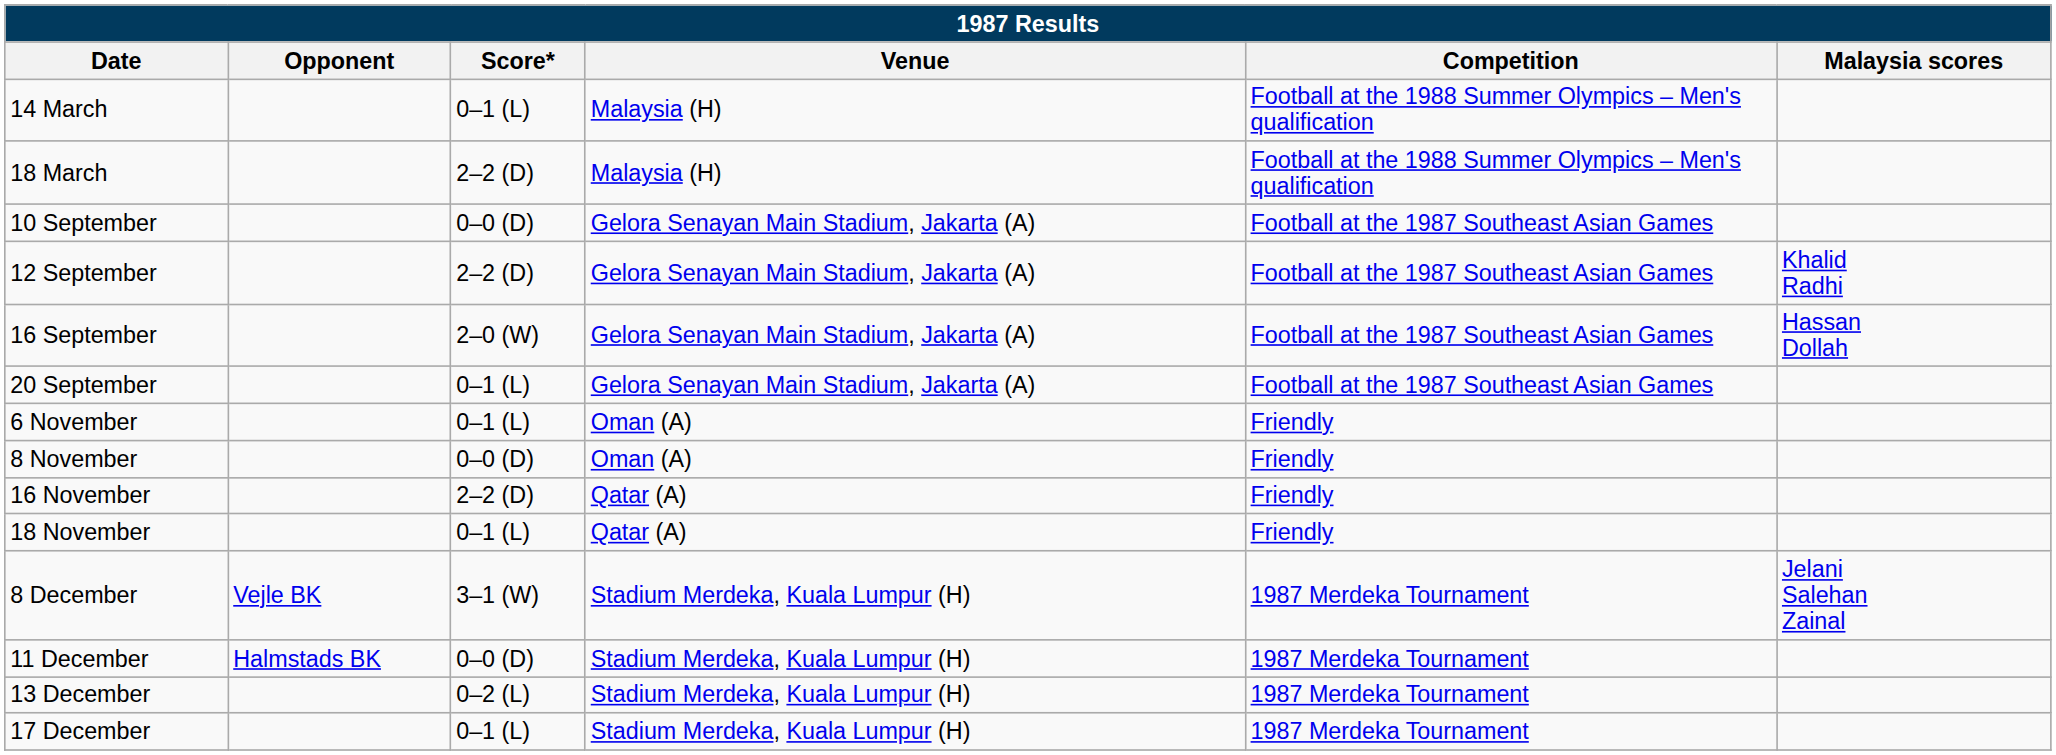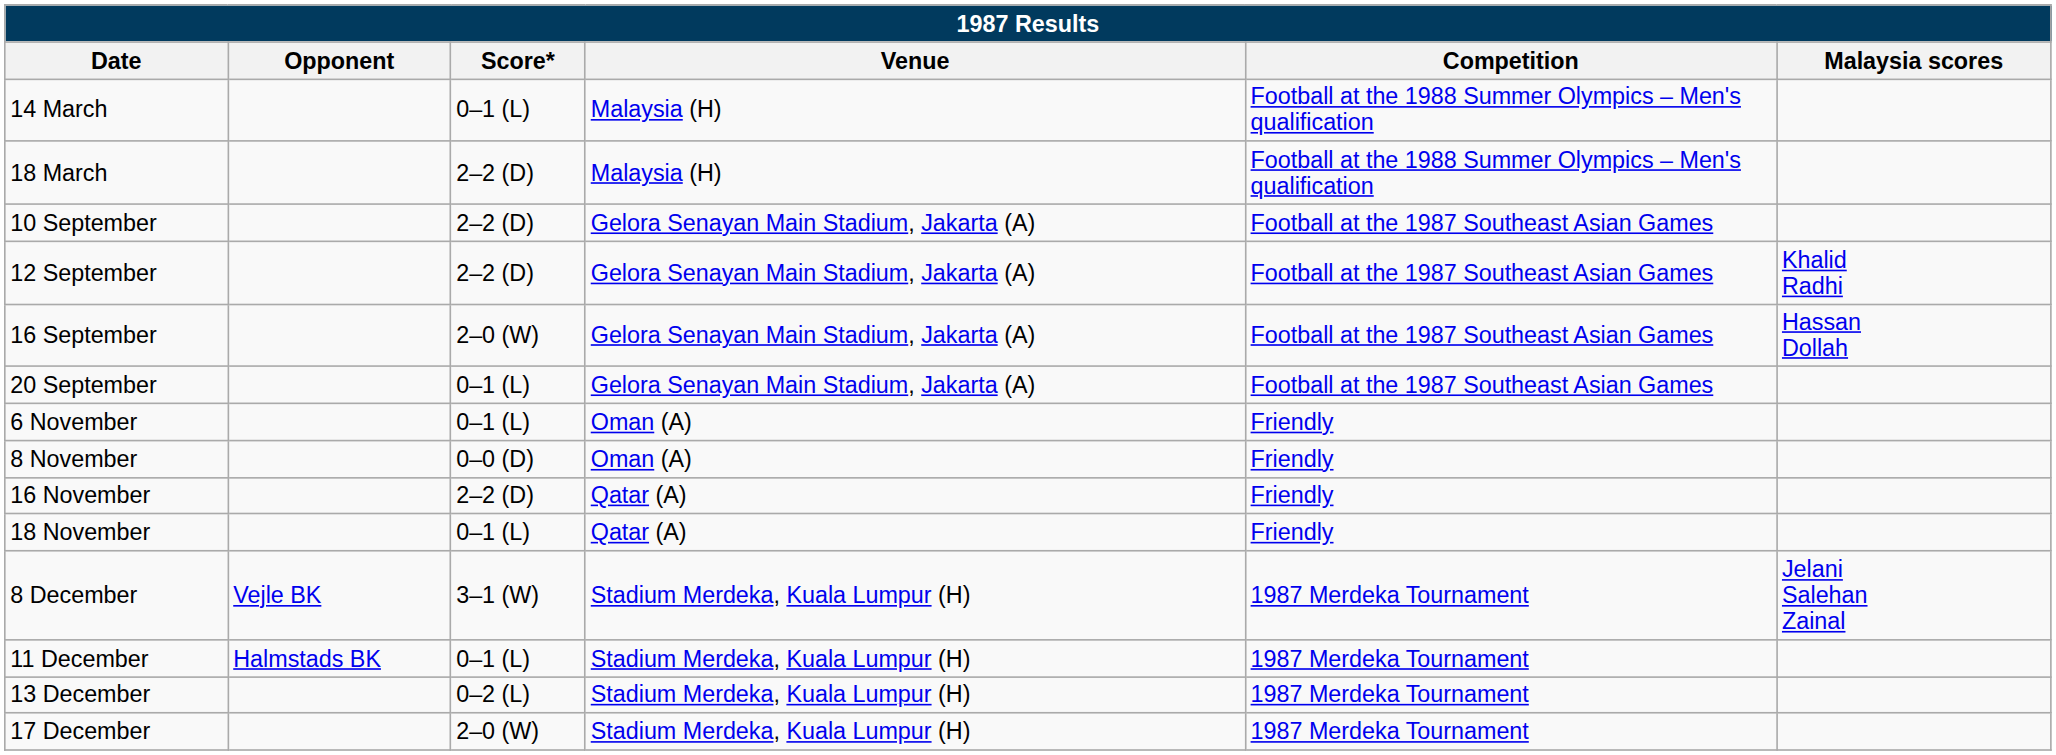(495, 223) 0–0 (D) -> (495, 223) 2–2 (D)
(495, 658) 0–0 (D) -> (493, 658) 0–1 (L)
(493, 732) 0–1 (L) -> (498, 732) 2–0 (W)
